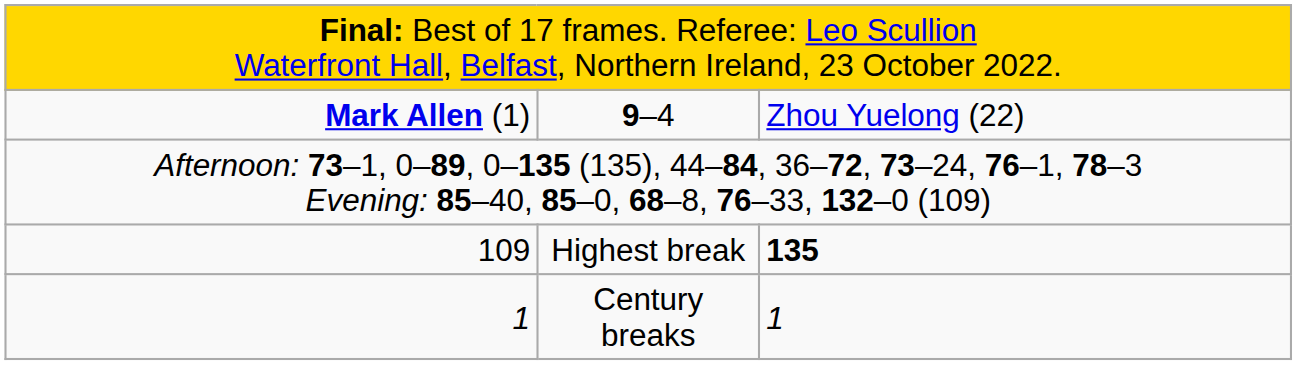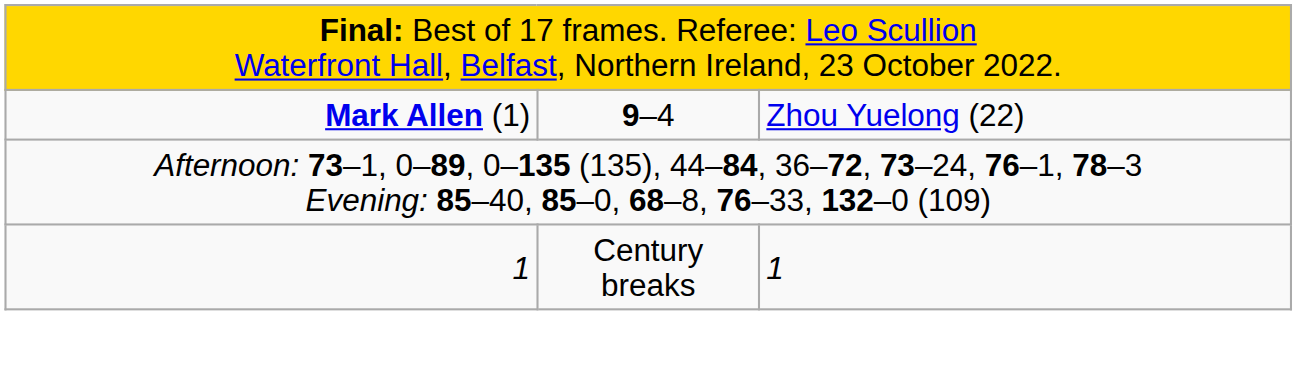- row: (504, 250)
